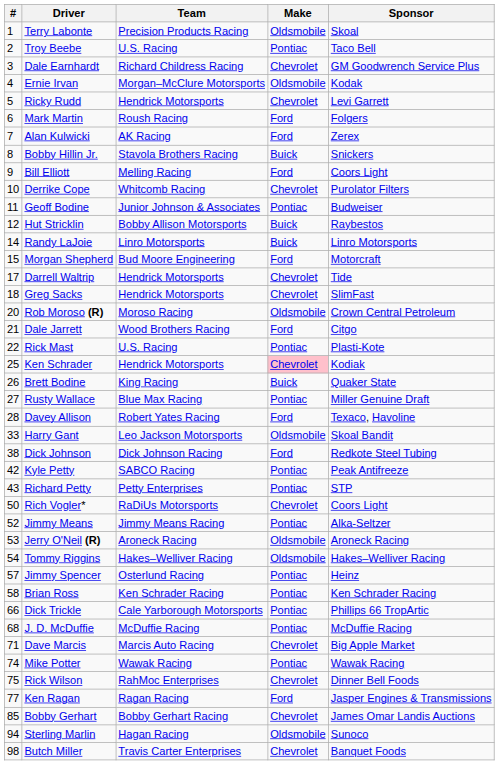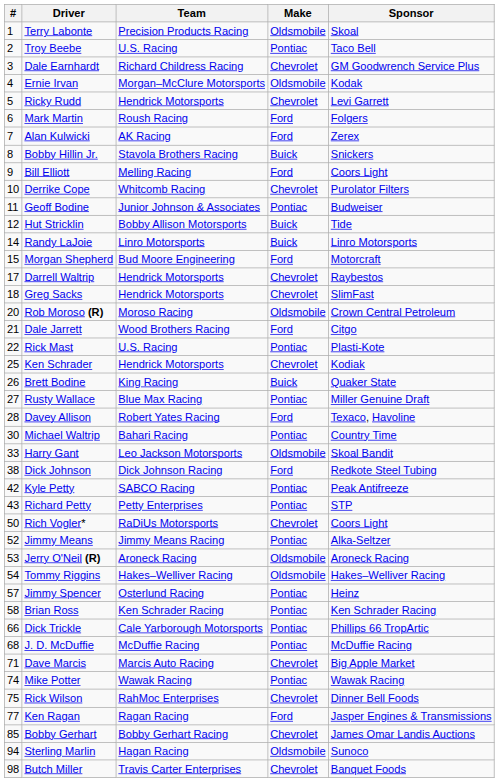(357, 224) Raybestos -> (341, 224) Tide
(341, 277) Tide -> (357, 277) Raybestos
(294, 365) pink background -> (294, 365) no background
+ row: (62, 435)
